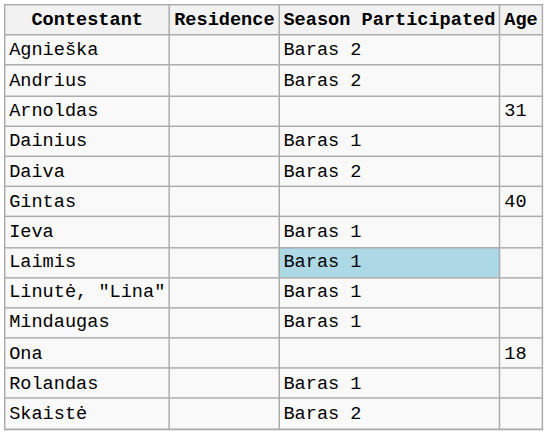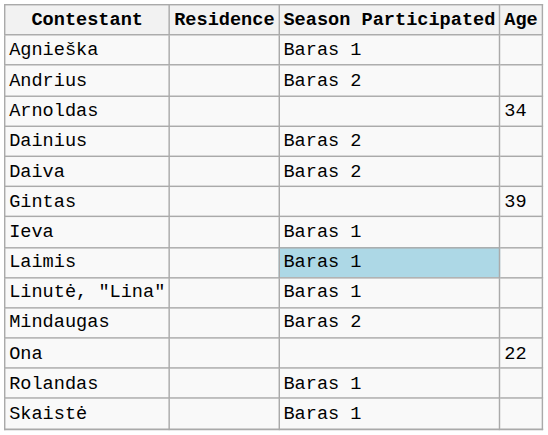(322, 50) Baras 2 -> (322, 50) Baras 1
(515, 111) 31 -> (515, 111) 34
(322, 141) Baras 1 -> (322, 141) Baras 2
(515, 202) 40 -> (515, 202) 39
(322, 323) Baras 1 -> (322, 323) Baras 2
(515, 353) 18 -> (515, 353) 22
(322, 414) Baras 2 -> (322, 414) Baras 1
